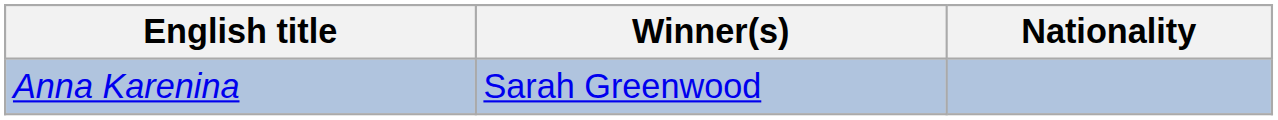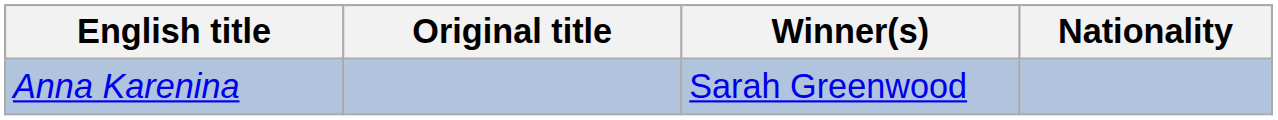+ column: (512, 31)
